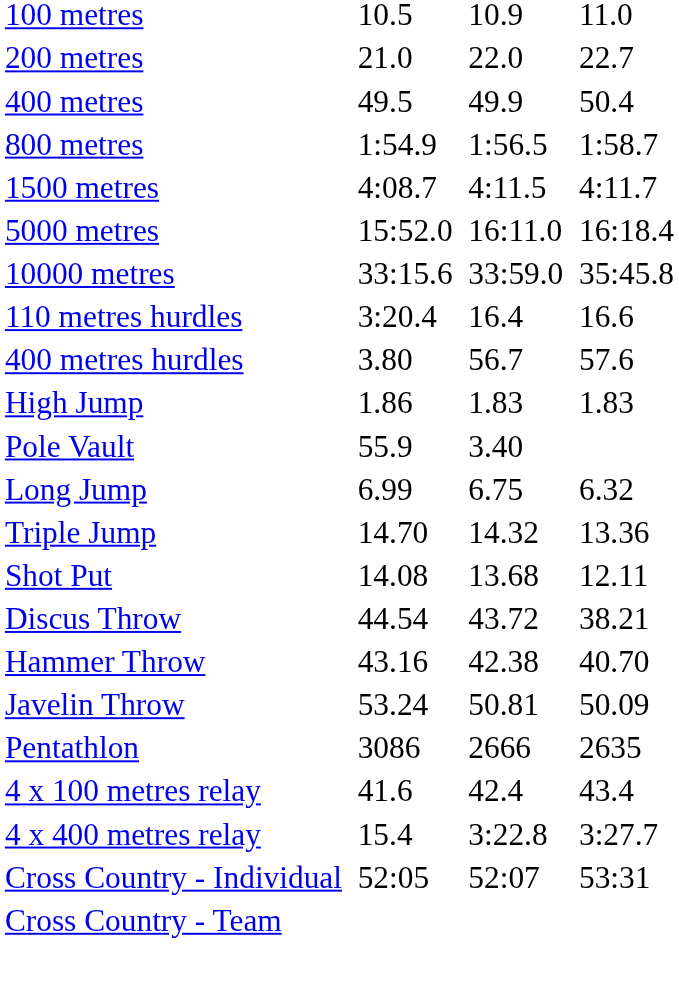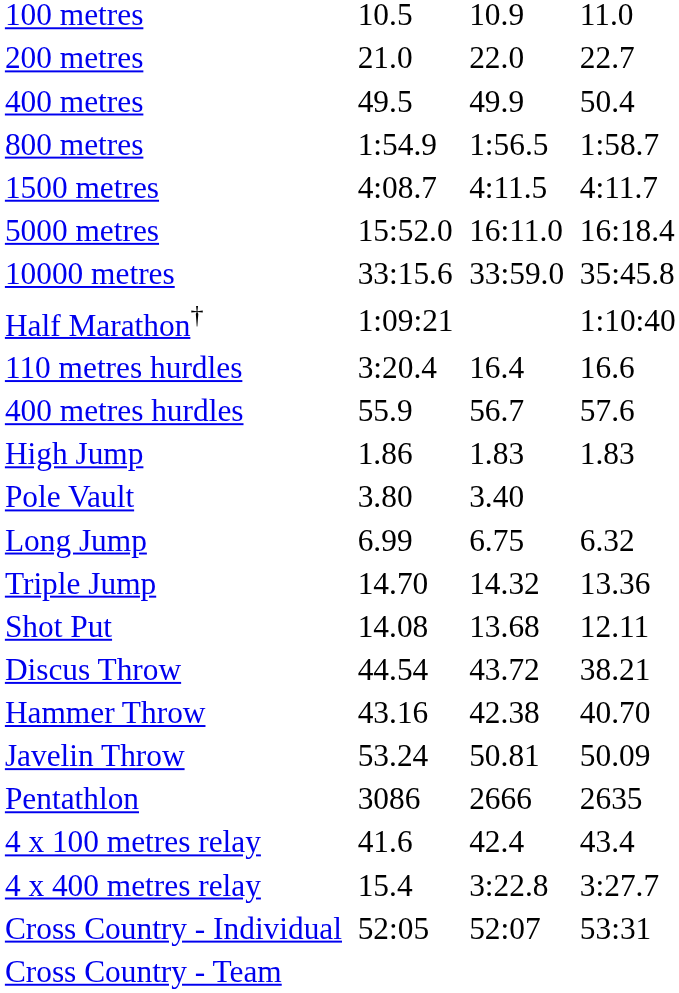+ row: (104, 321)
(385, 360) 3.80 -> (385, 411) 55.9
(385, 446) 55.9 -> (385, 497) 3.80
